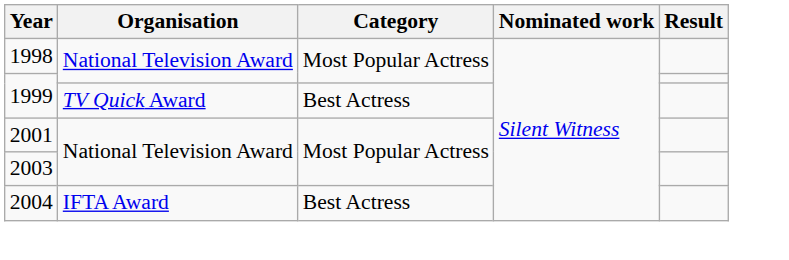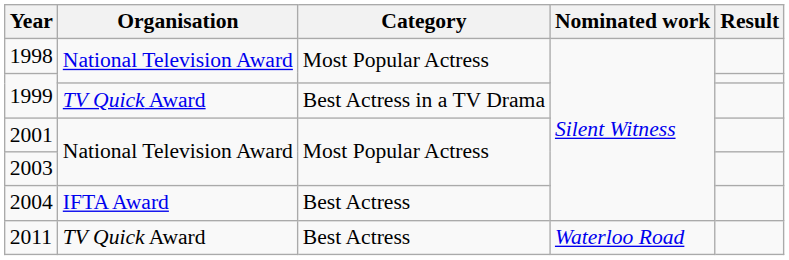(357, 100) Best Actress -> (424, 100) Best Actress in a TV Drama
+ row: (31, 237)
